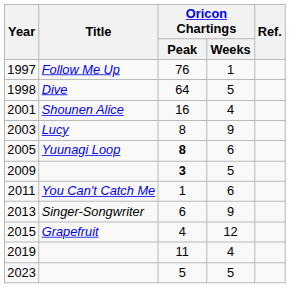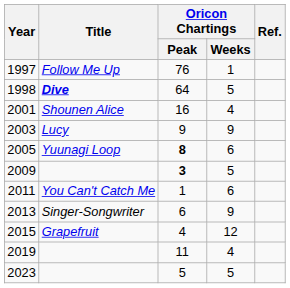(55, 89) normal -> (55, 89) bold
(182, 130) 8 -> (182, 130) 9
